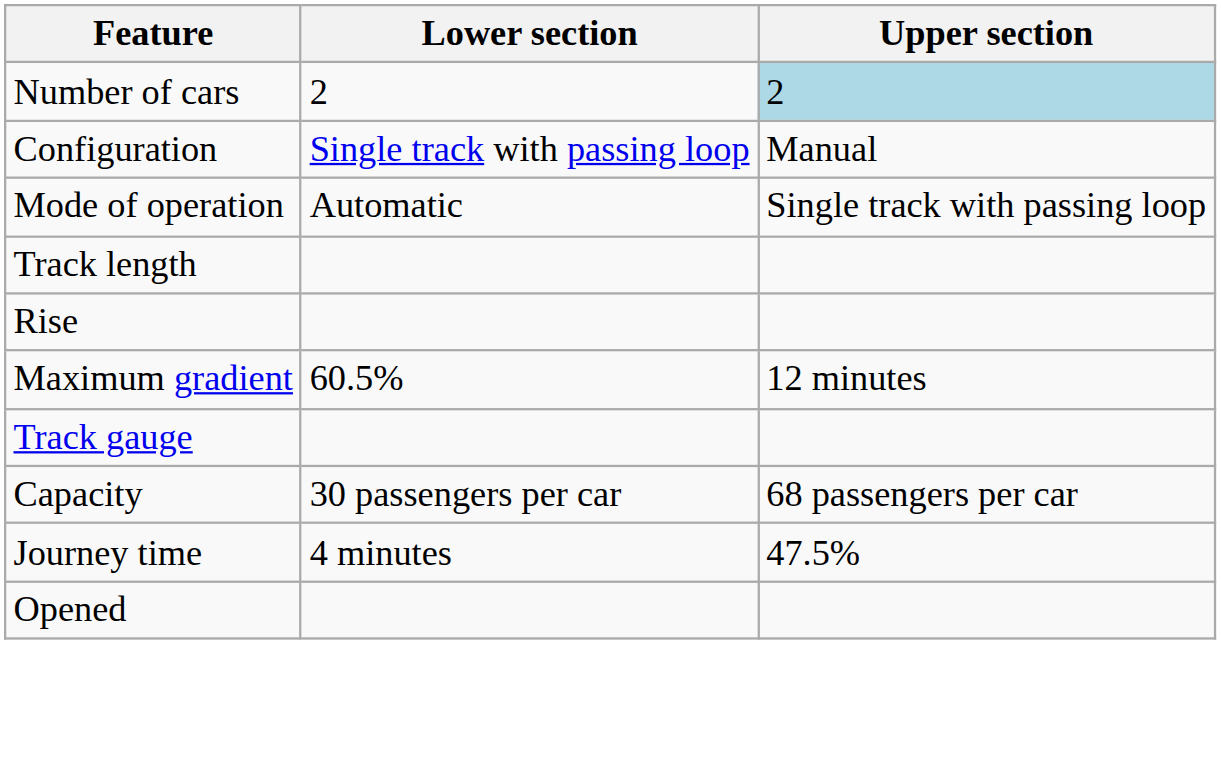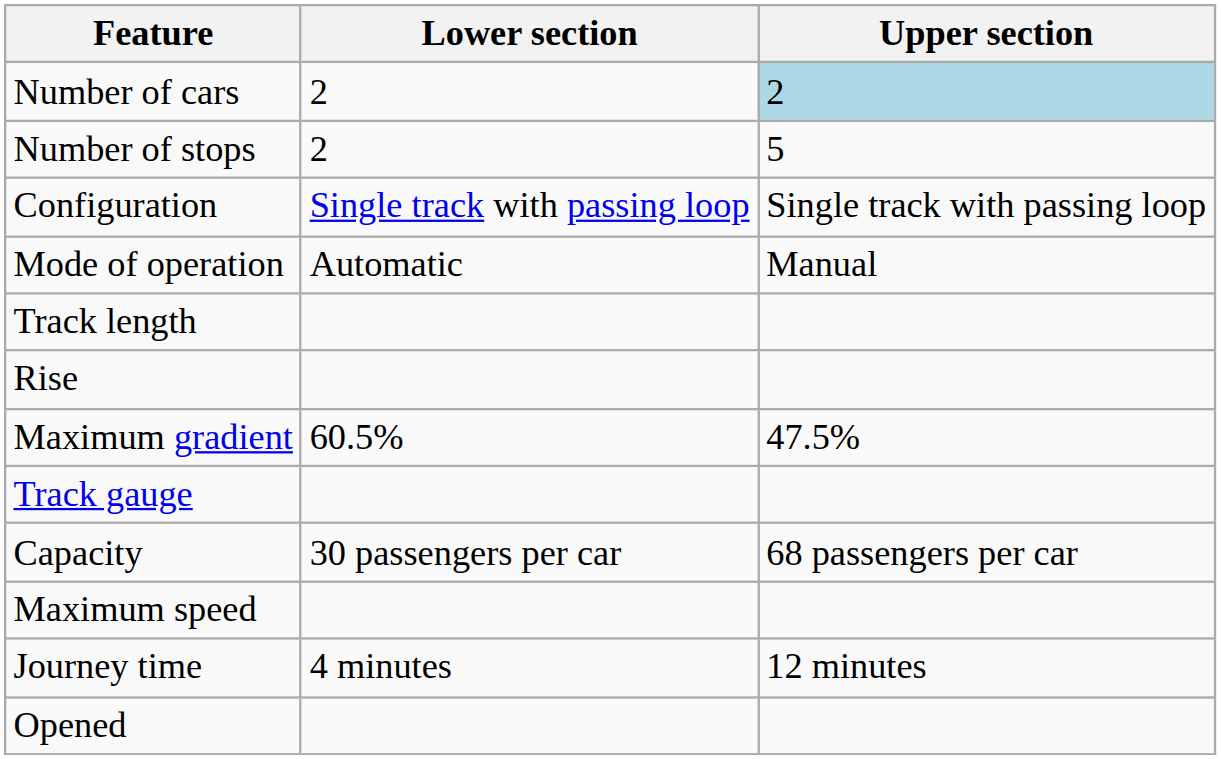+ row: (135, 148)
(822, 148) Manual -> (986, 206) Single track with passing loop
(986, 206) Single track with passing loop -> (822, 263) Manual
(847, 378) 12 minutes -> (813, 436) 47.5%
+ row: (135, 609)
(813, 551) 47.5% -> (847, 666) 12 minutes
